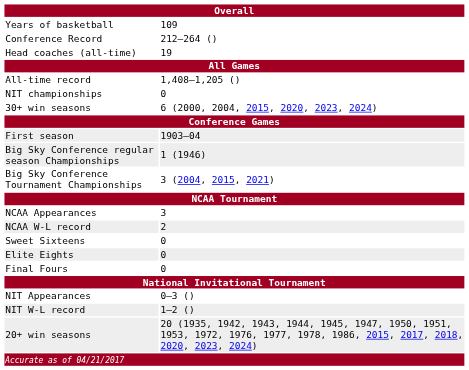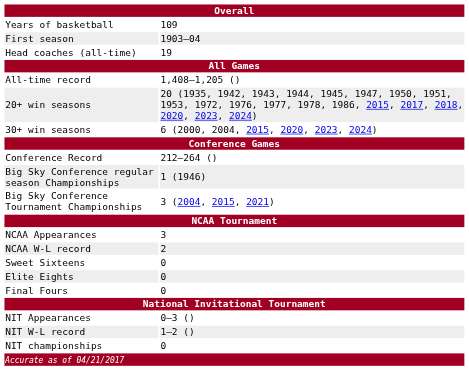rows swapped: (39, 135) <-> (54, 38)
rows swapped: (48, 335) <-> (54, 94)
